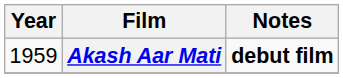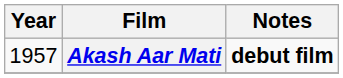(33, 55) 1959 -> (33, 55) 1957
